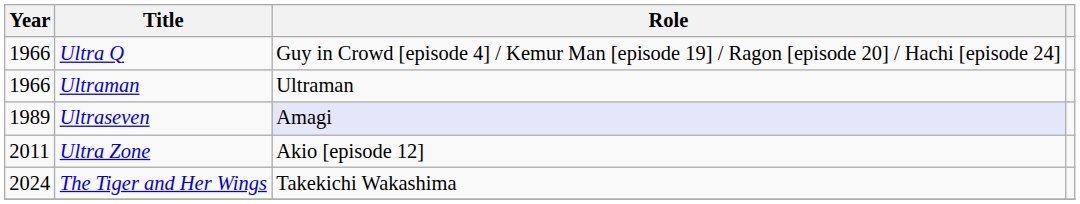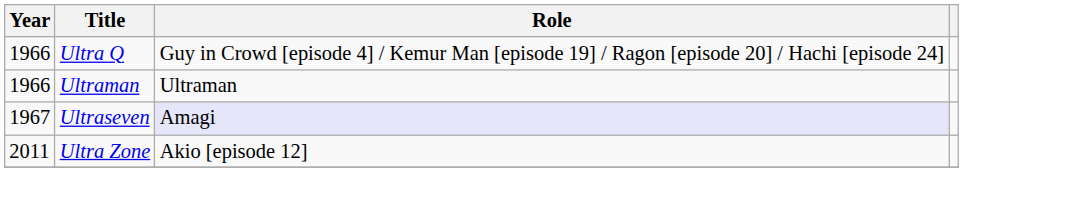(30, 118) 1989 -> (30, 118) 1967
- row: (163, 183)
